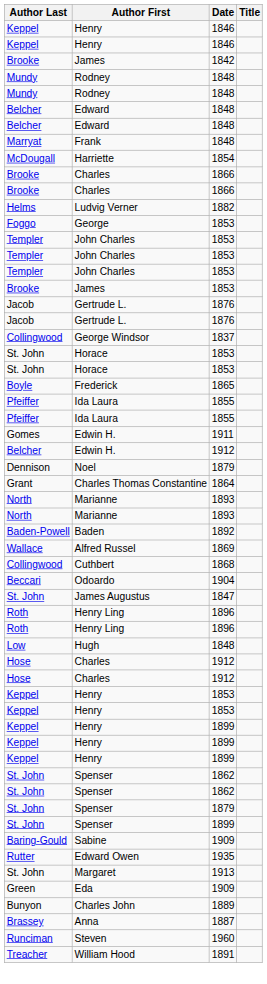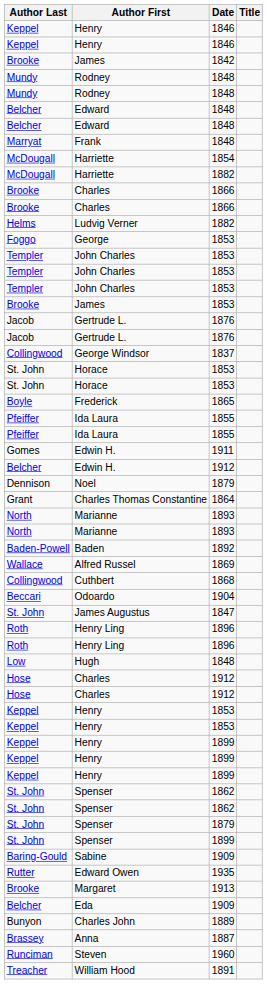+ row: (94, 175)
(25, 873) St. John -> (23, 889) Brooke
(21, 889) Green -> (24, 905) Belcher
